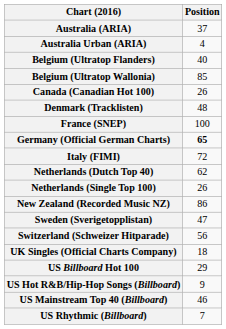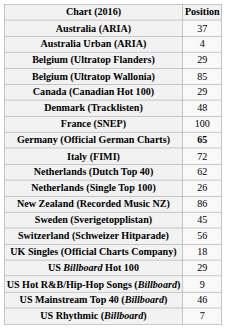(202, 60) 40 -> (202, 60) 29
(202, 92) 26 -> (202, 92) 29
(202, 220) 47 -> (202, 220) 45
